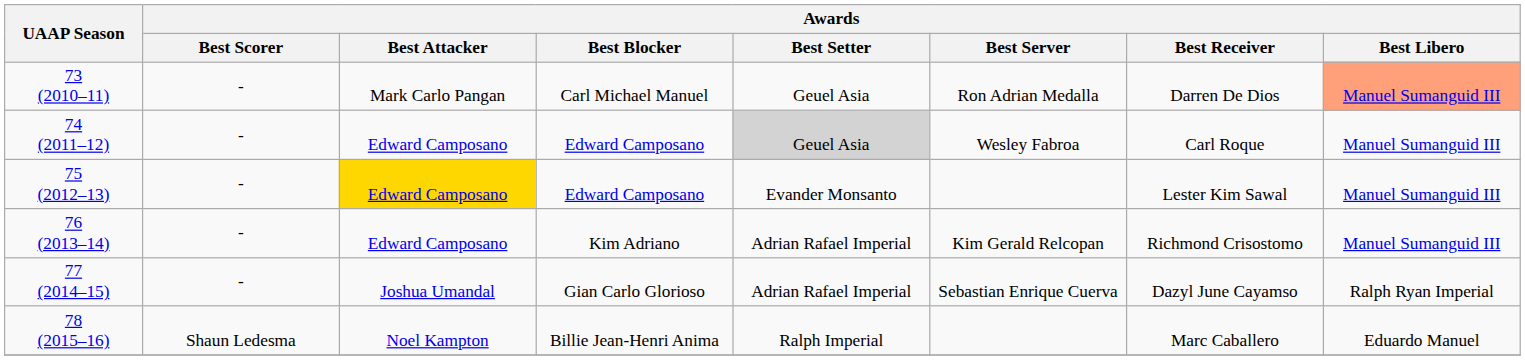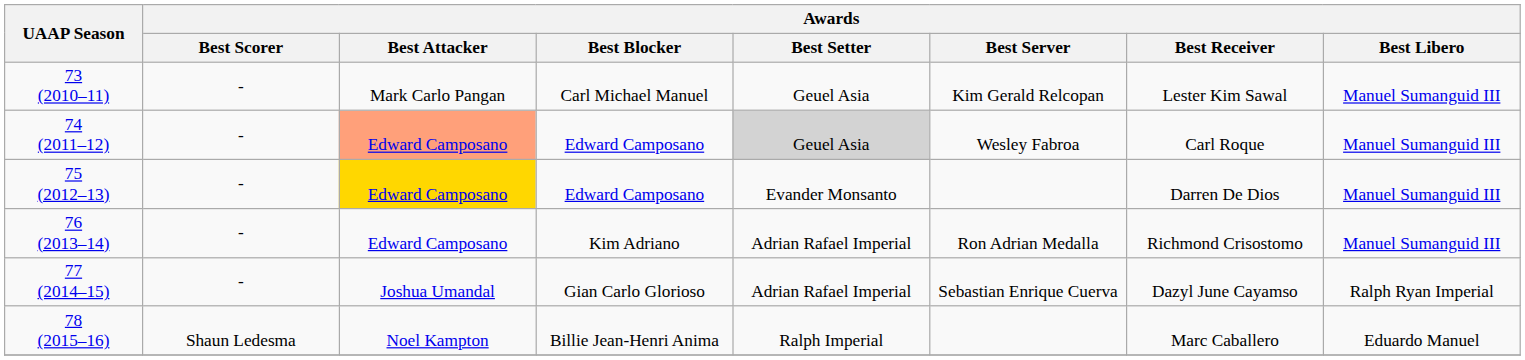(1028, 96) Ron Adrian Medalla -> (1028, 96) Kim Gerald Relcopan
(1225, 96) Darren De Dios -> (1225, 96) Lester Kim Sawal
(1422, 96) lightsalmon background -> (1422, 96) no background
(438, 145) no background -> (438, 145) lightsalmon background
(1225, 194) Lester Kim Sawal -> (1225, 194) Darren De Dios
(1028, 243) Kim Gerald Relcopan -> (1028, 243) Ron Adrian Medalla
